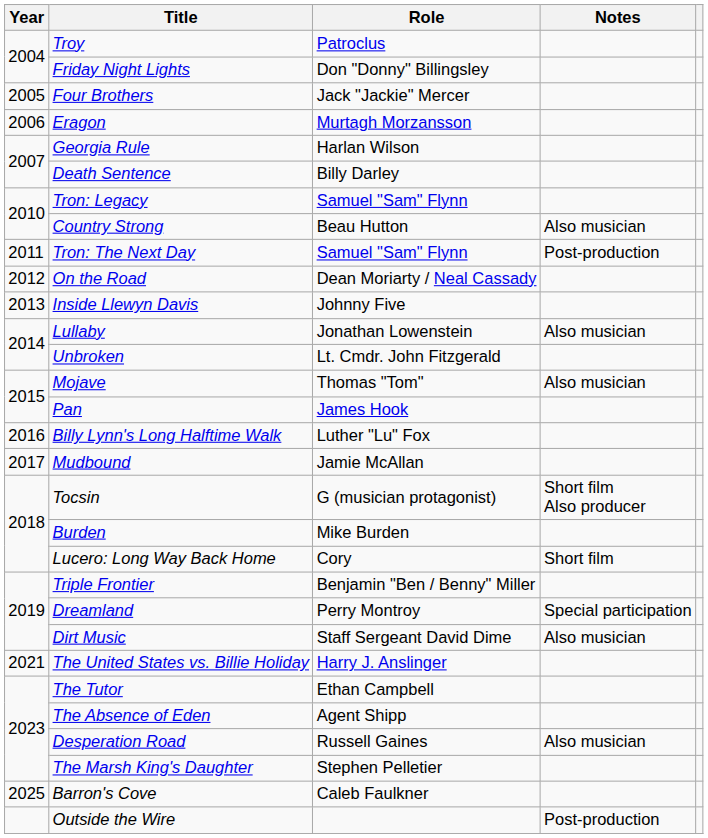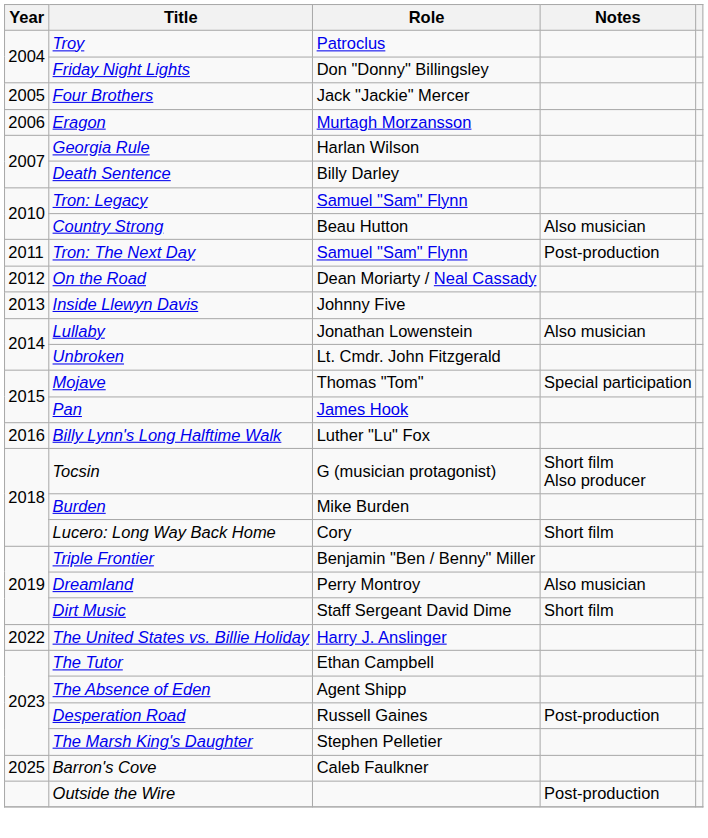(595, 383) Also musician -> (618, 383) Special participation
- row: (92, 461)
(618, 611) Special participation -> (595, 584) Also musician
(595, 637) Also musician -> (579, 611) Short film
(27, 663) 2021 -> (27, 637) 2022
(595, 741) Also musician -> (602, 715) Post-production
